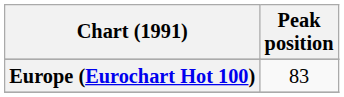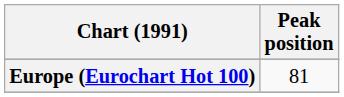(299, 75) 83 -> (299, 75) 81
